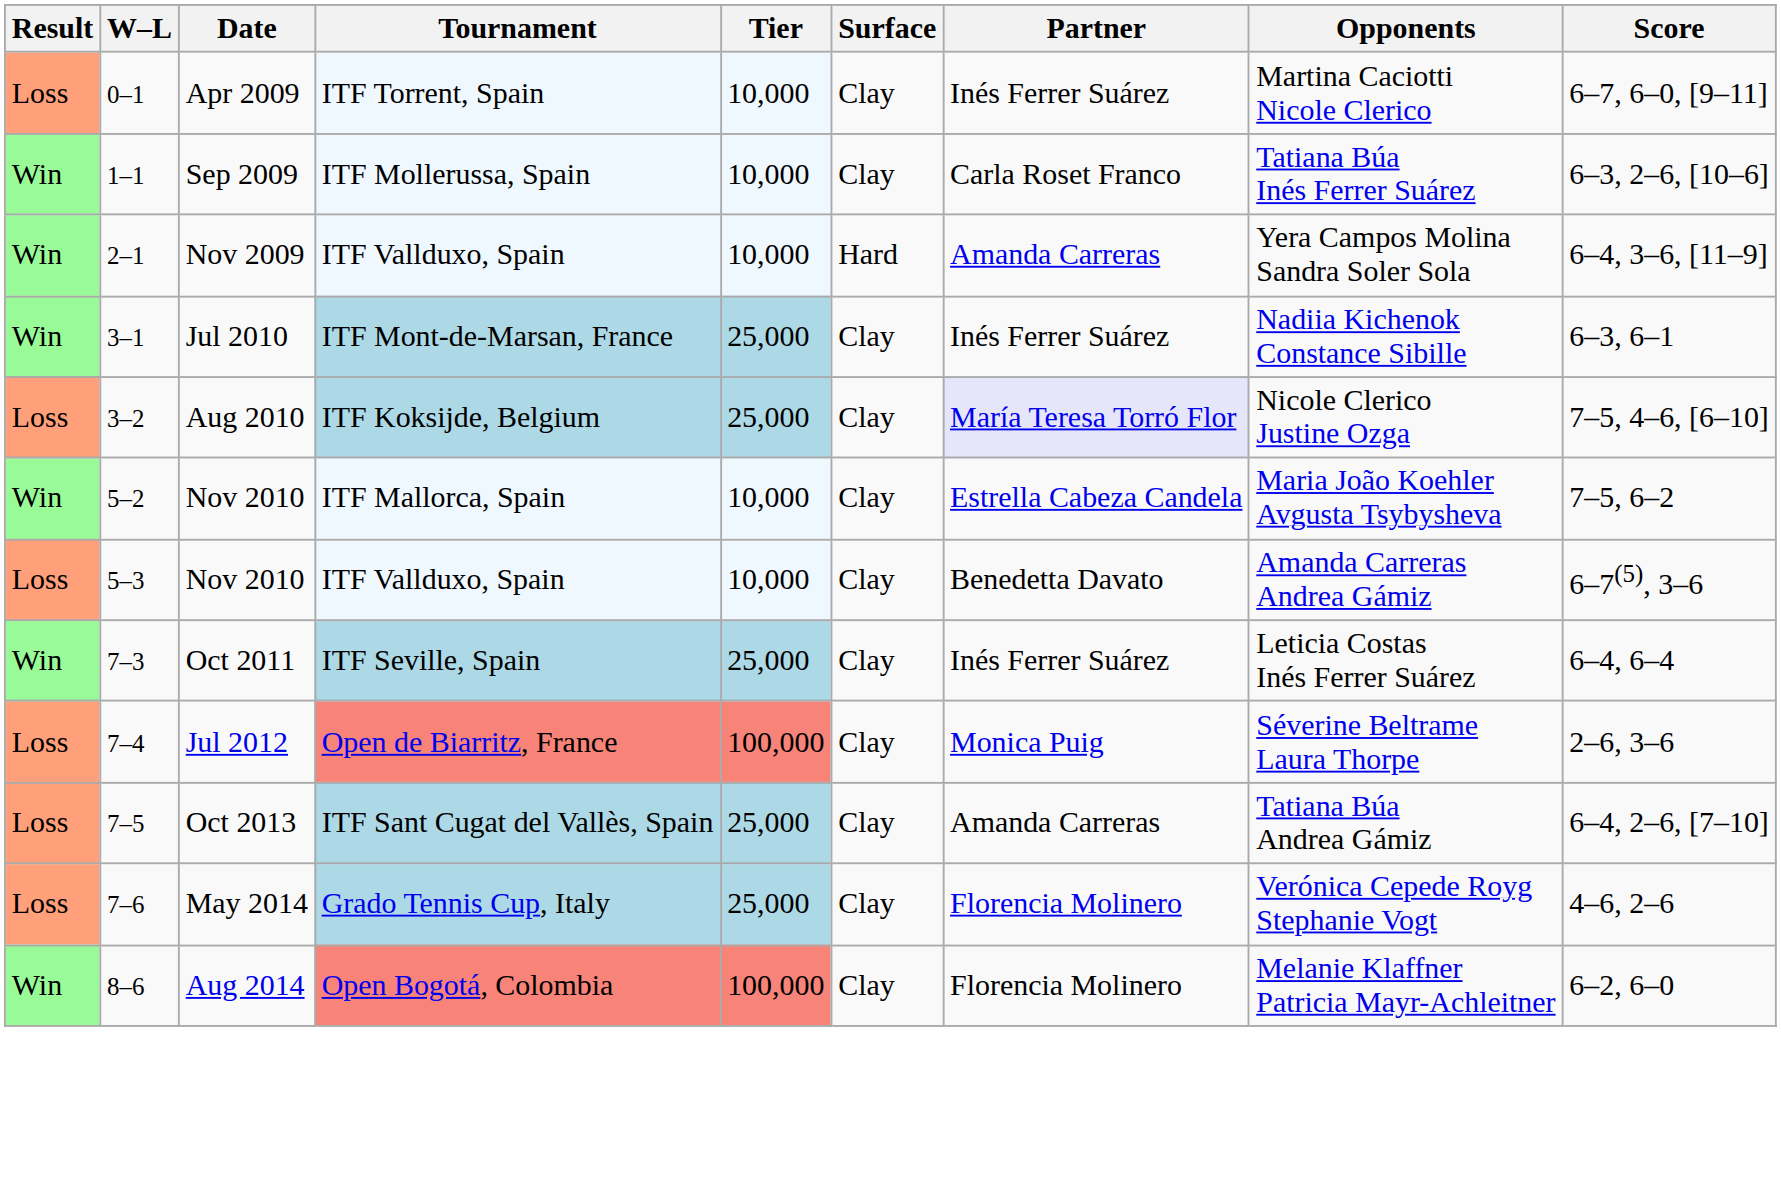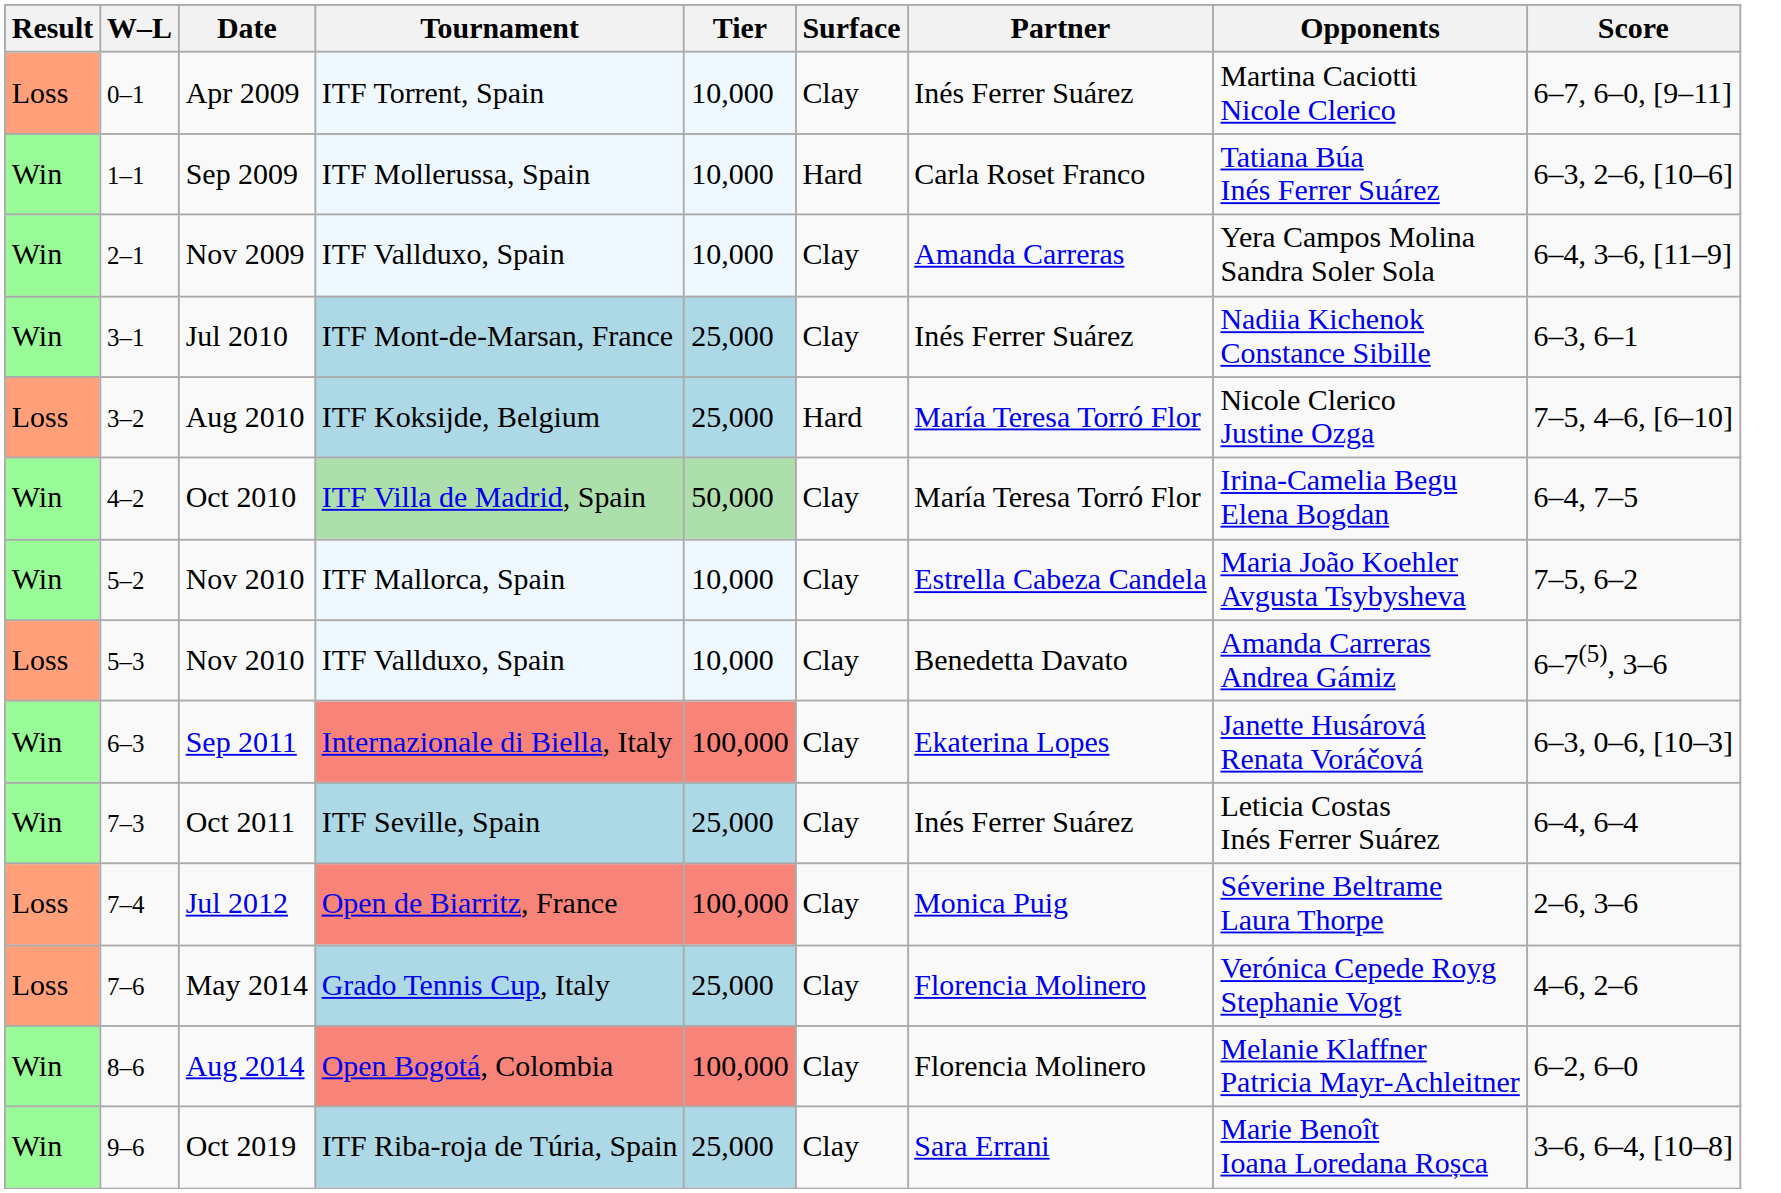(866, 173) Clay -> (832, 173) Hard
(868, 254) Hard -> (831, 254) Clay
(866, 416) Clay -> (832, 416) Hard
(1093, 416) lavender background -> (1057, 416) no background
+ row: (241, 498)
+ row: (241, 741)
- row: (241, 822)
+ row: (241, 1146)
